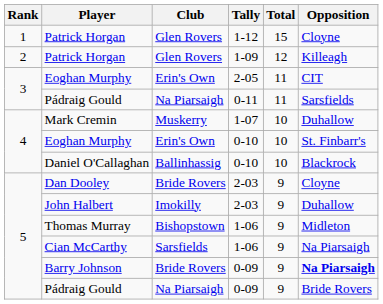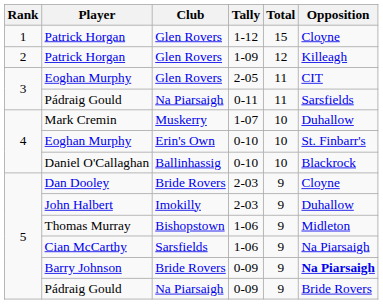(185, 78) Erin's Own -> (189, 78) Glen Rovers
